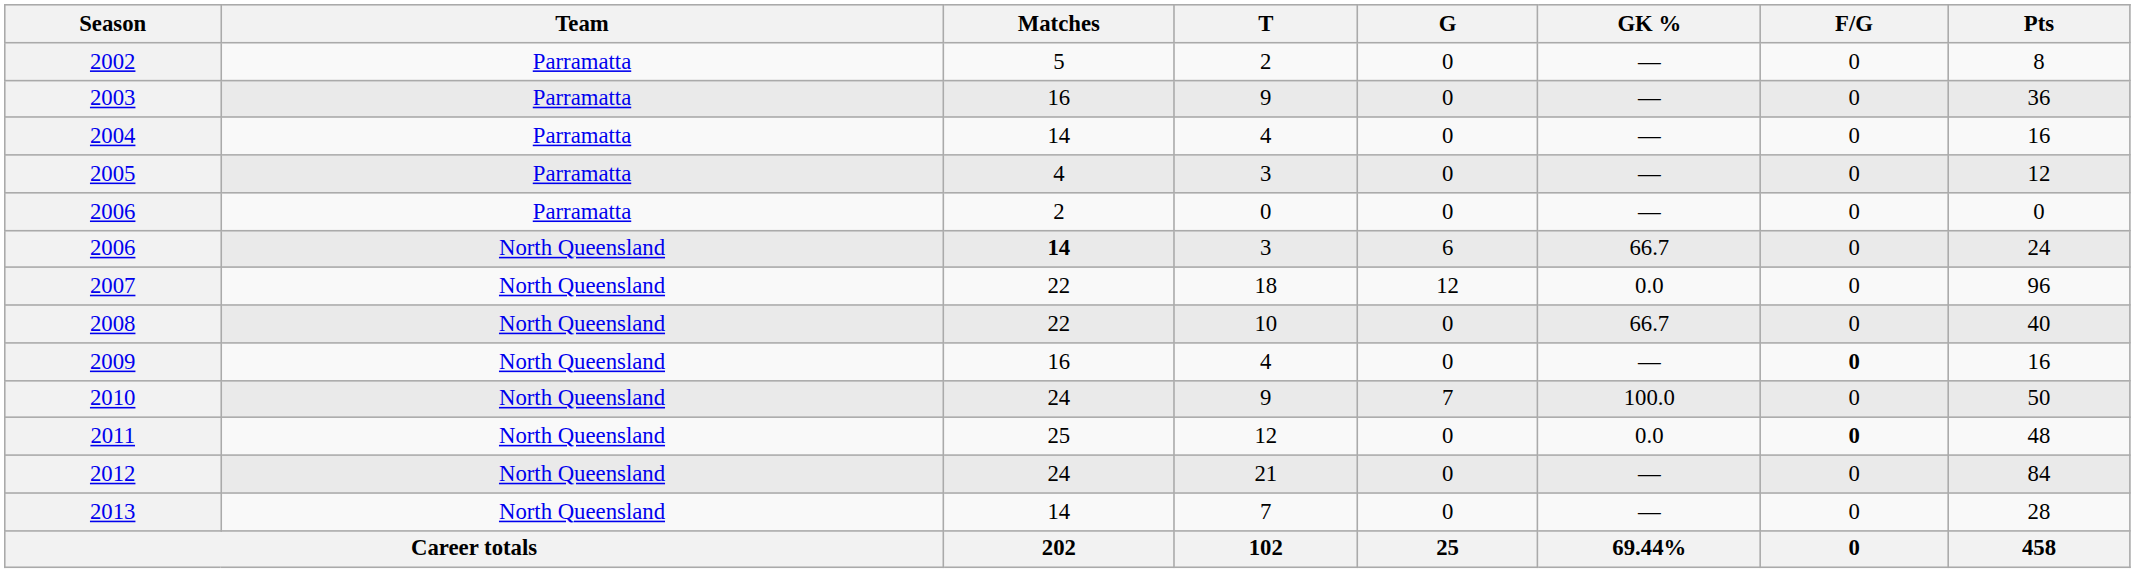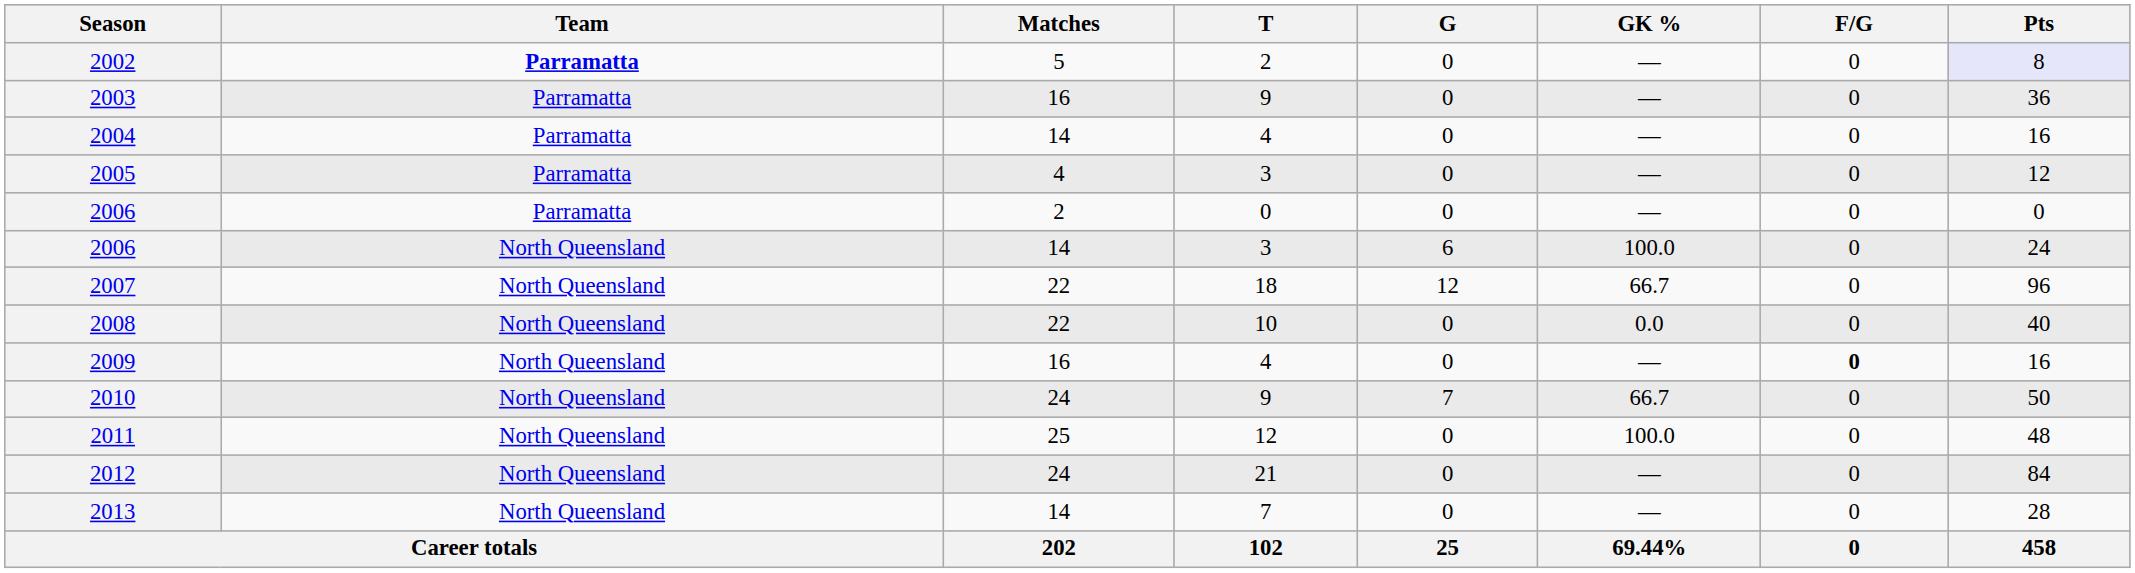(582, 61) normal -> (582, 61) bold
(2039, 61) no background -> (2039, 61) lavender background
(1059, 248) bold -> (1059, 248) normal
(1649, 248) 66.7 -> (1649, 248) 100.0
(1649, 286) 0.0 -> (1649, 286) 66.7
(1649, 323) 66.7 -> (1649, 323) 0.0
(1649, 398) 100.0 -> (1649, 398) 66.7
(1649, 436) 0.0 -> (1649, 436) 100.0
(1854, 436) bold -> (1854, 436) normal
